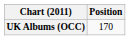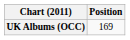(106, 27) 170 -> (106, 27) 169
